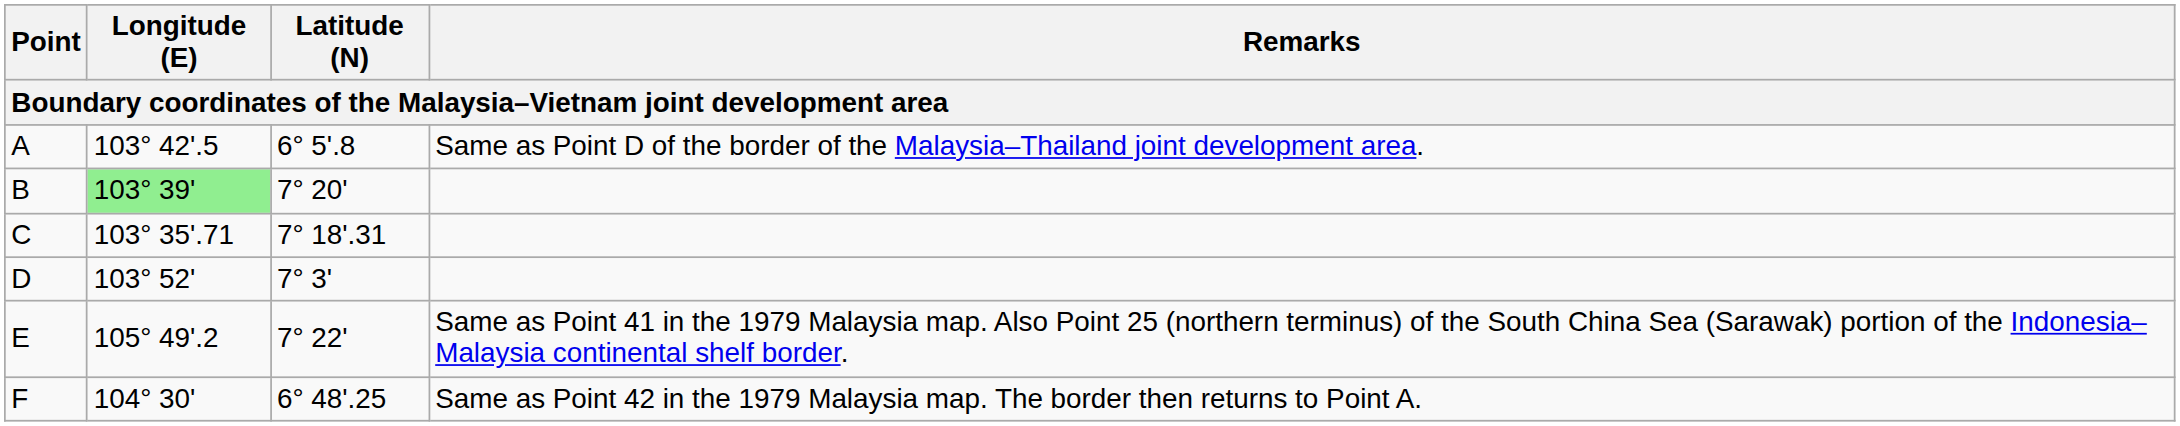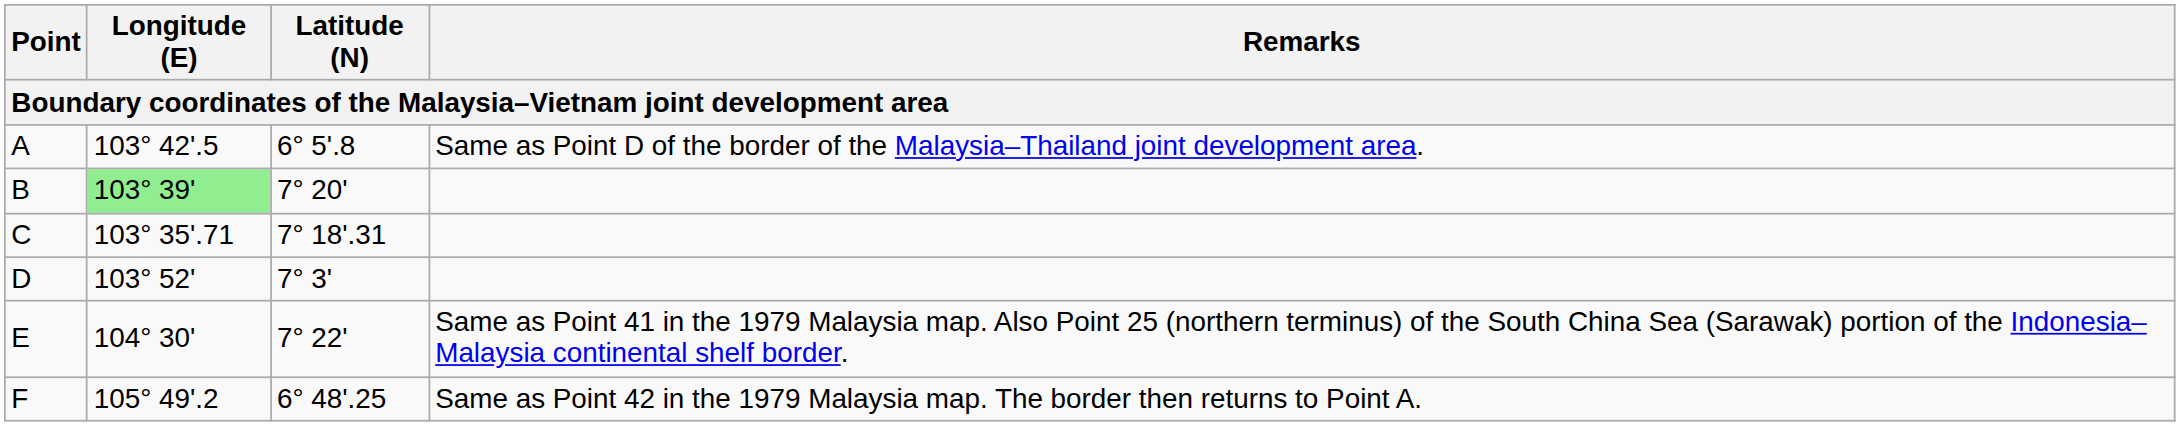(156, 338) 105° 49'.2 -> (145, 338) 104° 30'
(145, 398) 104° 30' -> (156, 398) 105° 49'.2
